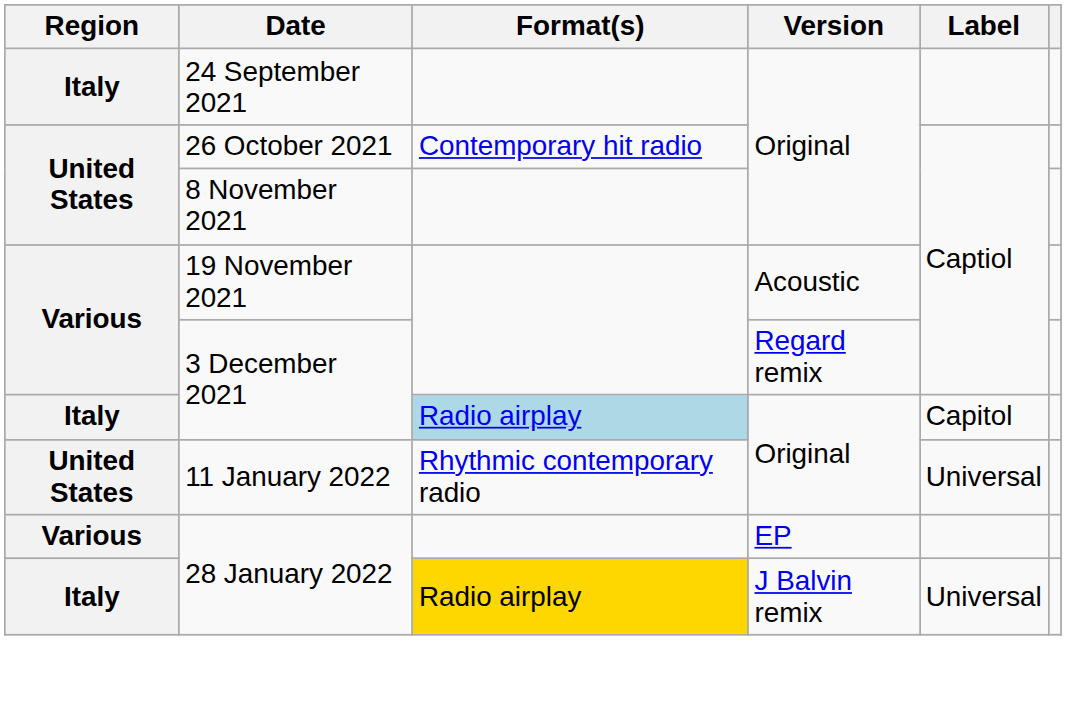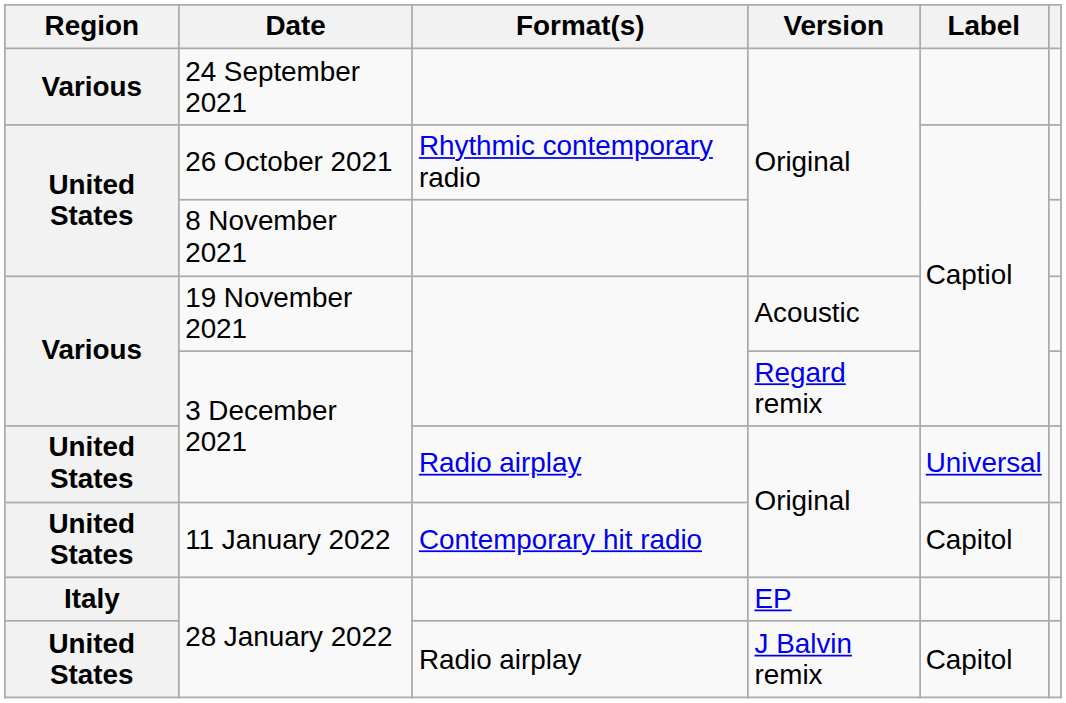(92, 86) Italy -> (92, 86) Various
(560, 146) Contemporary hit radio -> (566, 161) Rhythmic contemporary radio
(92, 416) Italy -> (92, 463) United States
(500, 416) lightblue background -> (500, 463) no background
(969, 416) Capitol -> (984, 463) Universal
(566, 476) Rhythmic contemporary radio -> (560, 539) Contemporary hit radio
(984, 476) Universal -> (969, 539) Capitol
(92, 536) Various -> (92, 599) Italy
(92, 596) Italy -> (92, 658) United States
(500, 596) gold background -> (500, 658) no background
(984, 596) Universal -> (969, 658) Capitol
